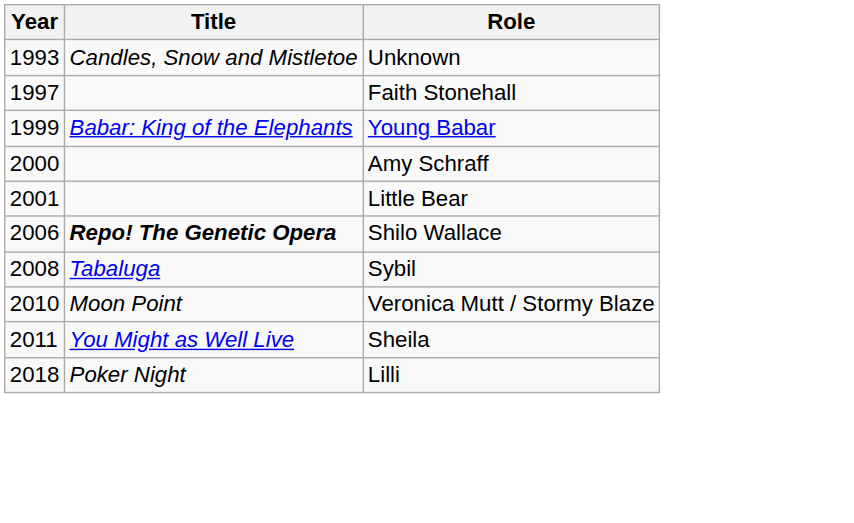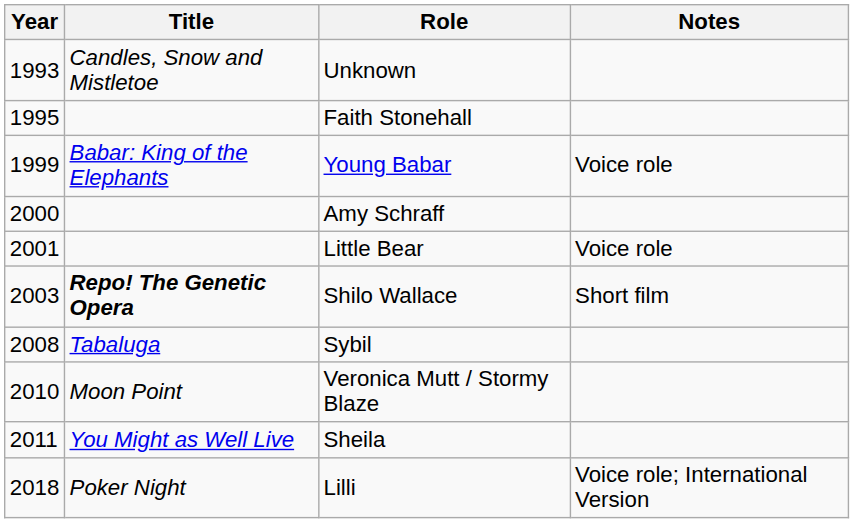+ column: (709, 22)
(35, 92) 1997 -> (35, 117) 1995
(35, 233) 2006 -> (35, 296) 2003
